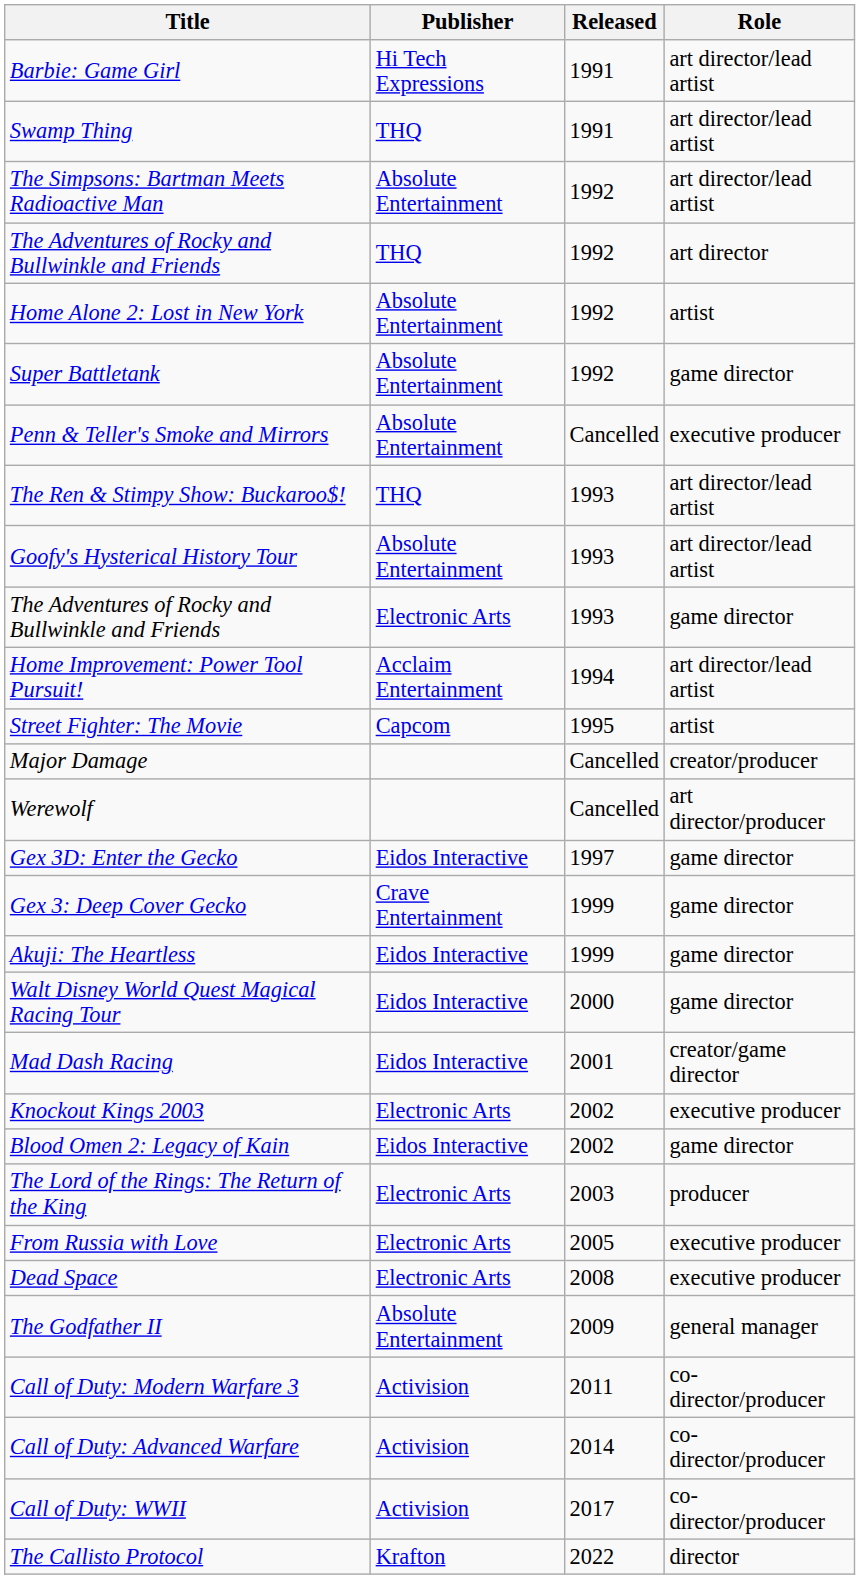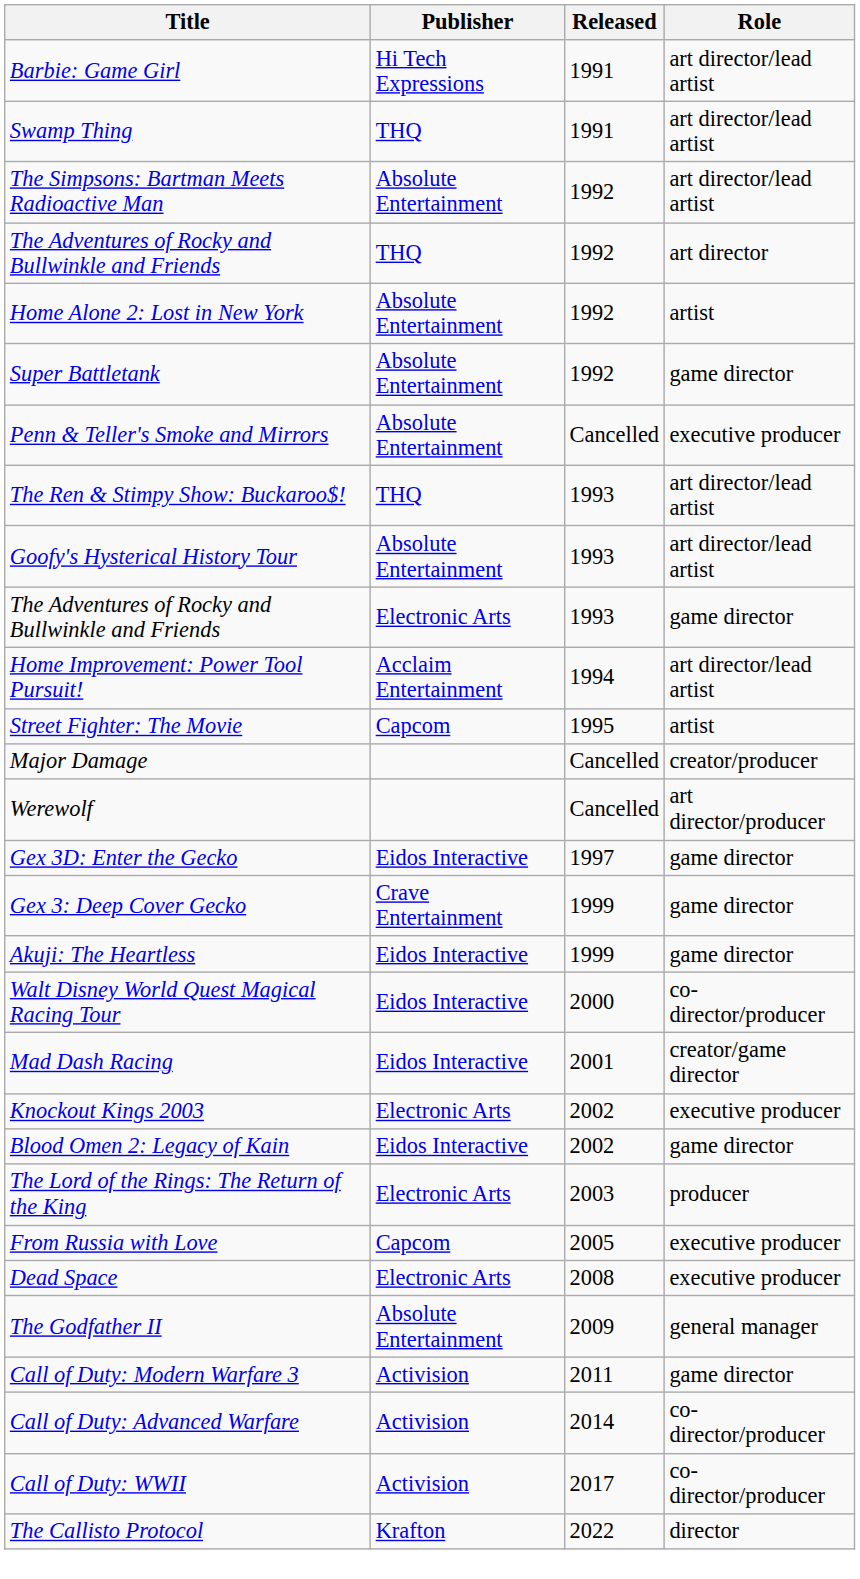(731, 1001) game director -> (747, 1001) co-director/producer
(443, 1242) Electronic Arts -> (413, 1242) Capcom
(747, 1386) co-director/producer -> (731, 1374) game director
